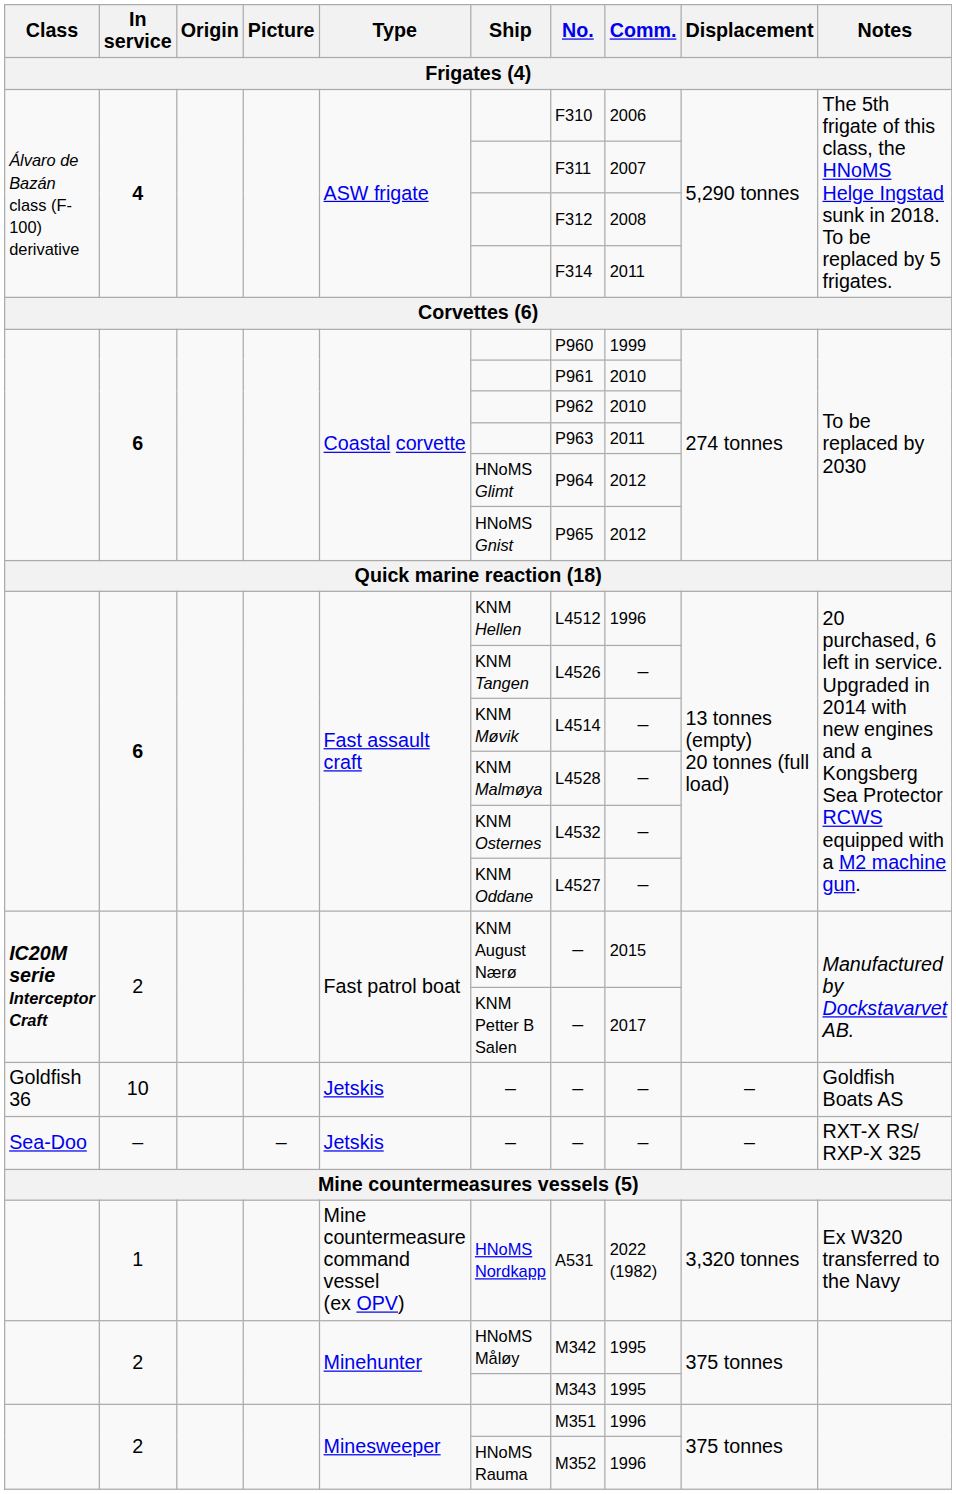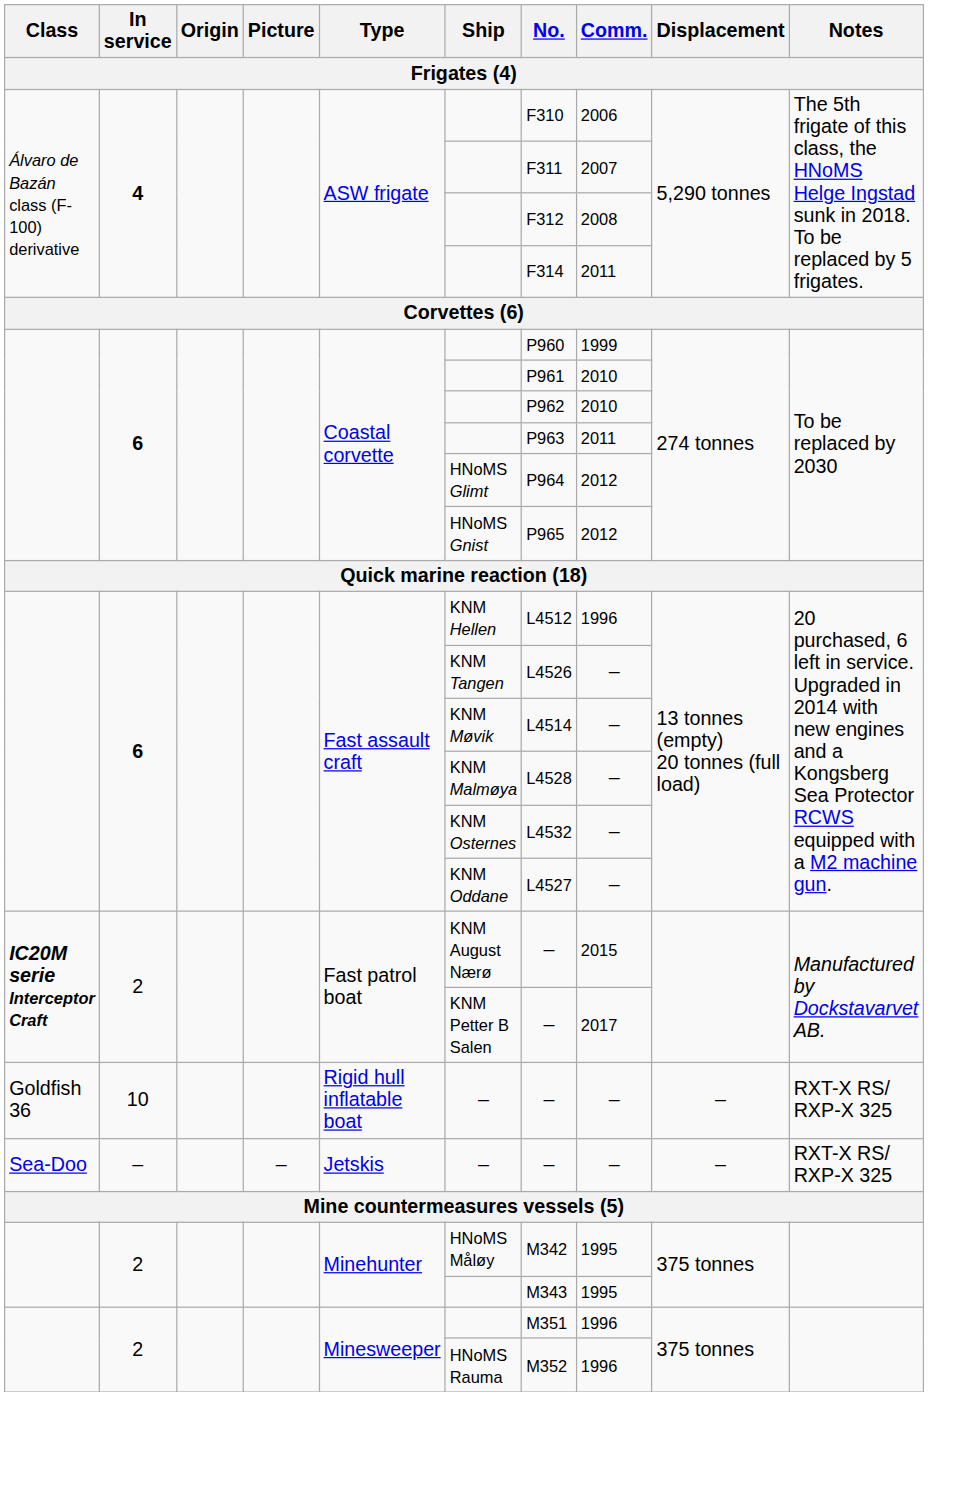(354, 1089) Jetskis -> (364, 1100) Rigid hull inflatable boat
(863, 1089) Goldfish Boats AS -> (843, 1100) RXT-X RS/ RXP-X 325
- row: (52, 1260)
